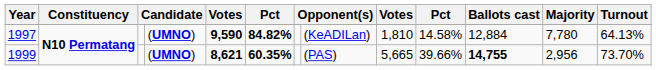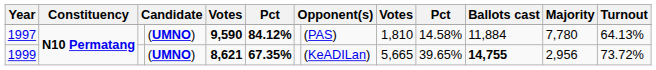(270, 35) 84.82% -> (270, 35) 84.12%
(337, 35) (KeADILan) -> (320, 35) (PAS)
(488, 35) 12,884 -> (487, 35) 11,884
(270, 55) 60.35% -> (270, 55) 67.35%
(320, 55) (PAS) -> (337, 55) (KeADILan)
(441, 55) 39.66% -> (441, 55) 39.65%
(622, 55) 73.70% -> (622, 55) 73.72%
